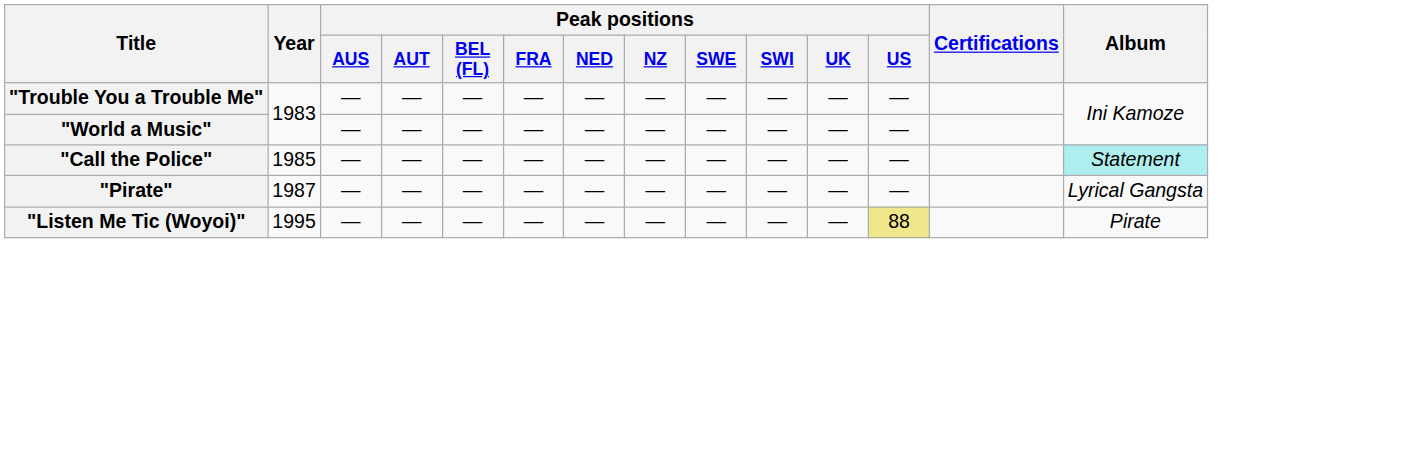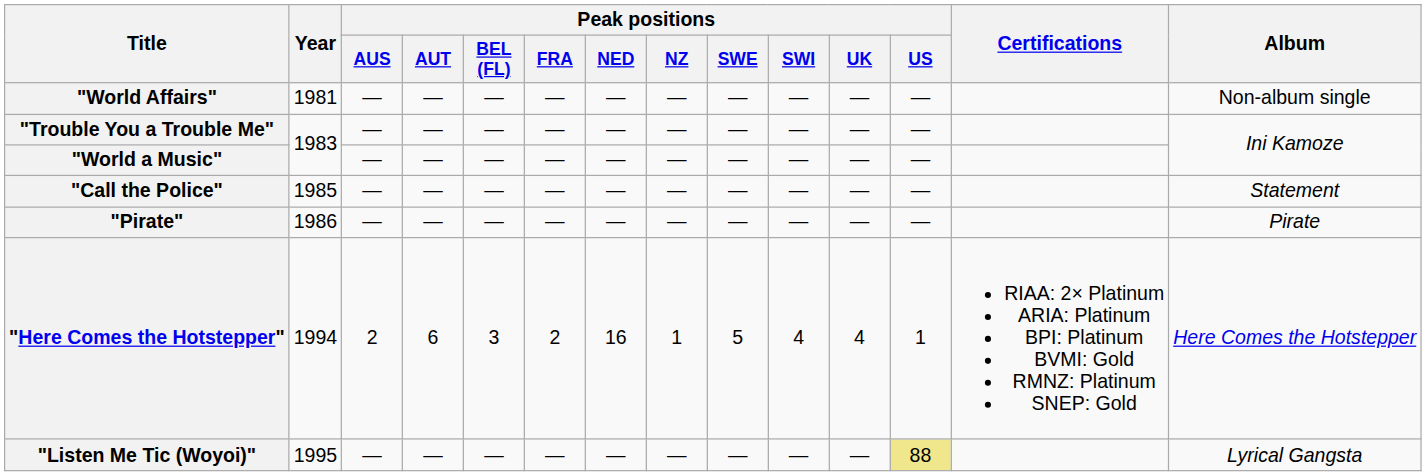+ row: (147, 98)
(1135, 160) paleturquoise background -> (1295, 191) no background
(294, 191) 1987 -> (315, 222) 1986
(1135, 191) Lyrical Gangsta -> (1295, 222) Pirate
+ row: (147, 338)
(1135, 222) Pirate -> (1295, 454) Lyrical Gangsta
